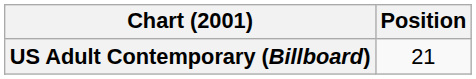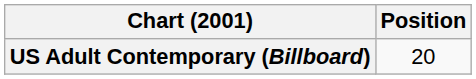(423, 56) 21 -> (423, 56) 20
